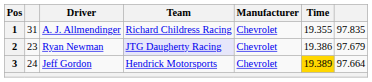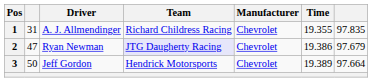(32, 47) 23 -> (32, 47) 47
(32, 64) 24 -> (32, 64) 50
(318, 64) gold background -> (318, 64) no background
